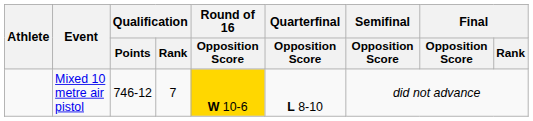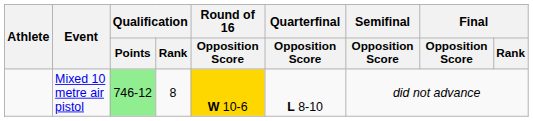(133, 93) no background -> (133, 93) lightgreen background
(173, 93) 7 -> (173, 93) 8
